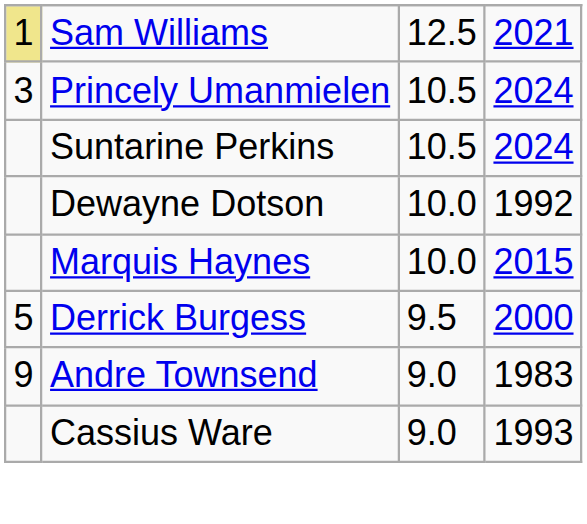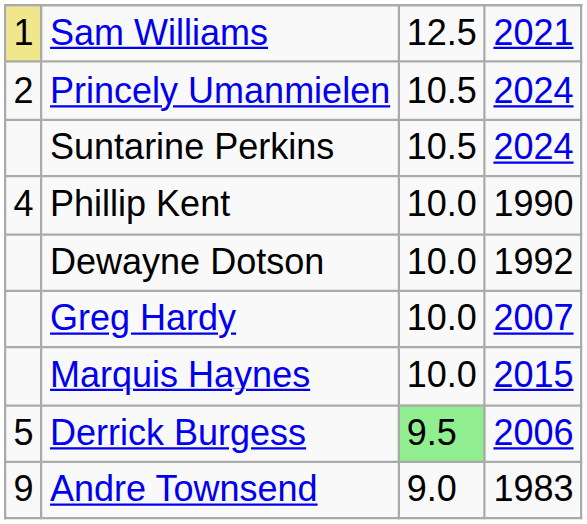(23, 90) 3 -> (23, 90) 2
+ row: (140, 204)
+ row: (143, 318)
(432, 318) no background -> (432, 432) lightgreen background
(533, 318) 2000 -> (533, 432) 2006
- row: (161, 432)
